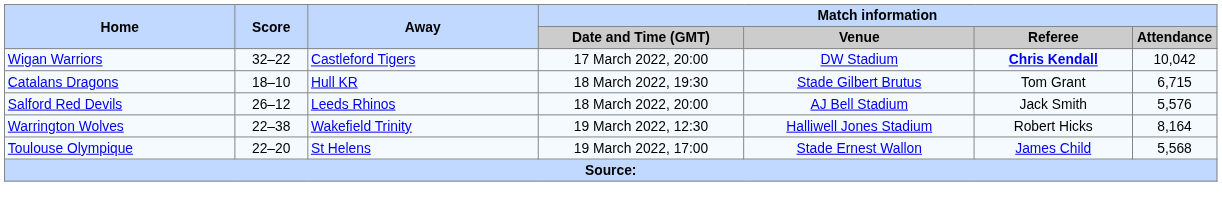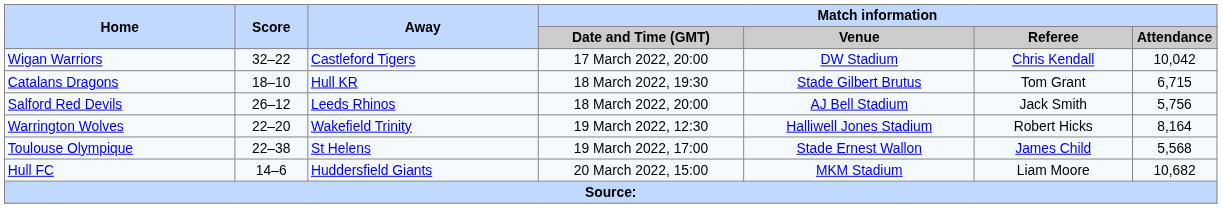(1053, 60) bold -> (1053, 60) normal
(1175, 104) 5,576 -> (1175, 104) 5,756
(271, 126) 22–38 -> (271, 126) 22–20
(271, 148) 22–20 -> (271, 148) 22–38
+ row: (31, 170)
